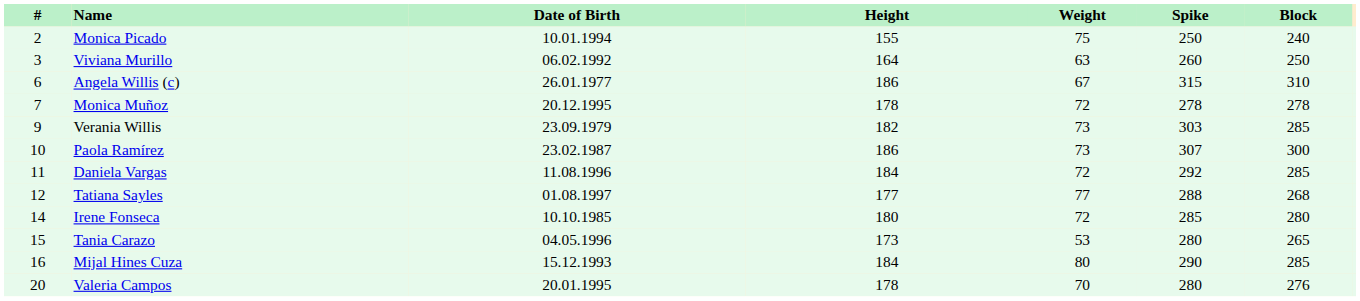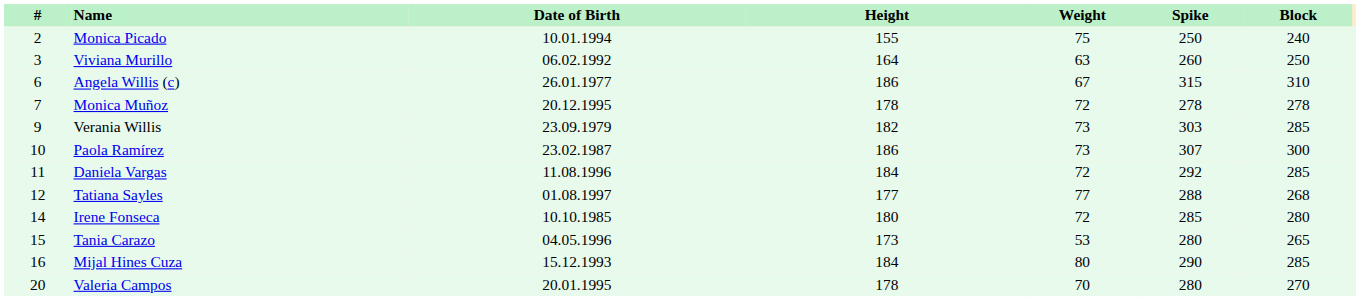(1298, 284) 276 -> (1298, 284) 270
